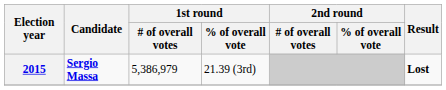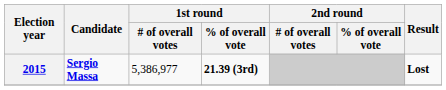(155, 69) 5,386,979 -> (155, 69) 5,386,977
(230, 69) normal -> (231, 69) bold
